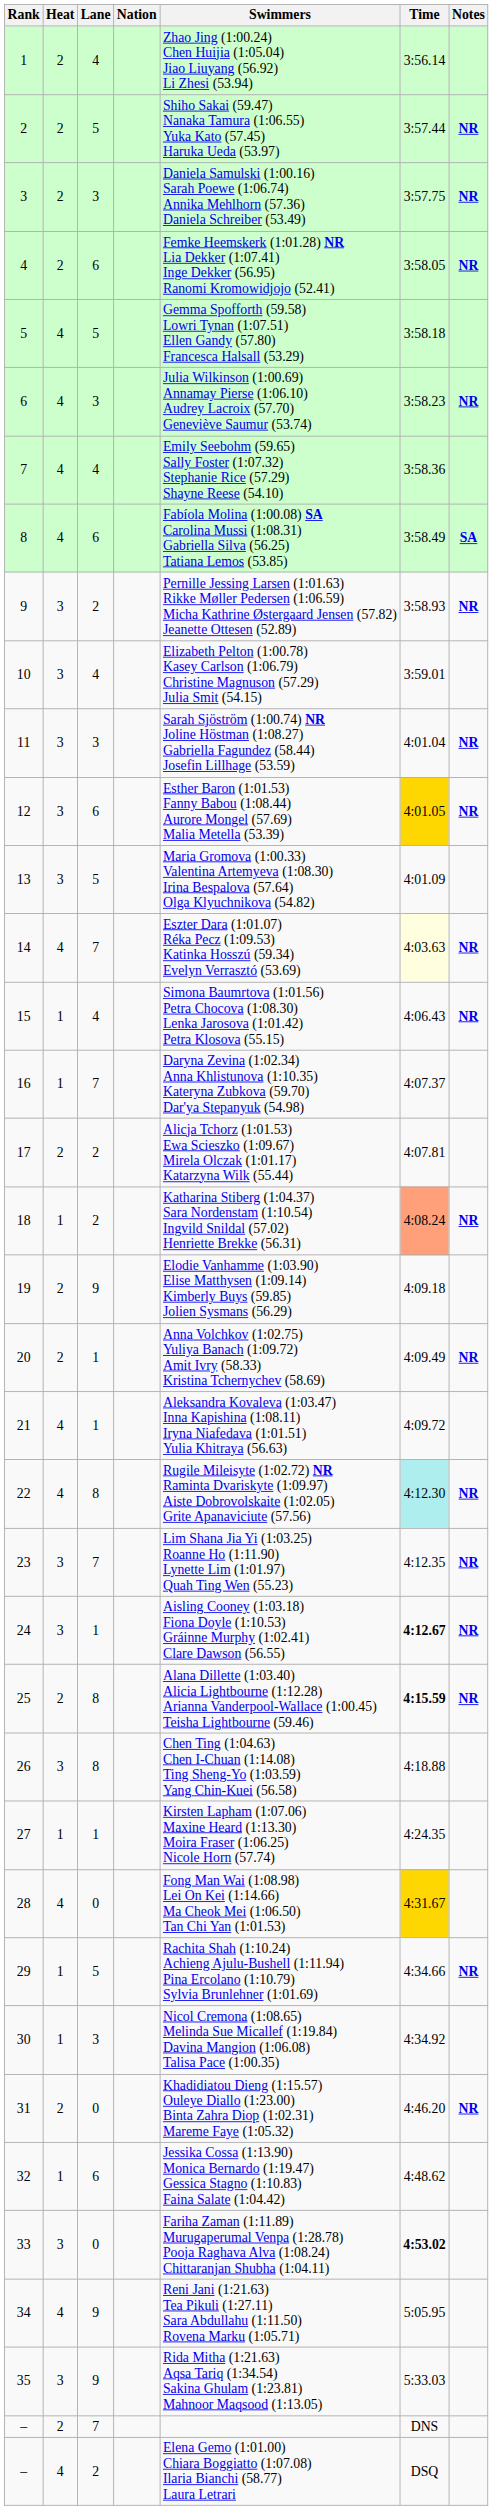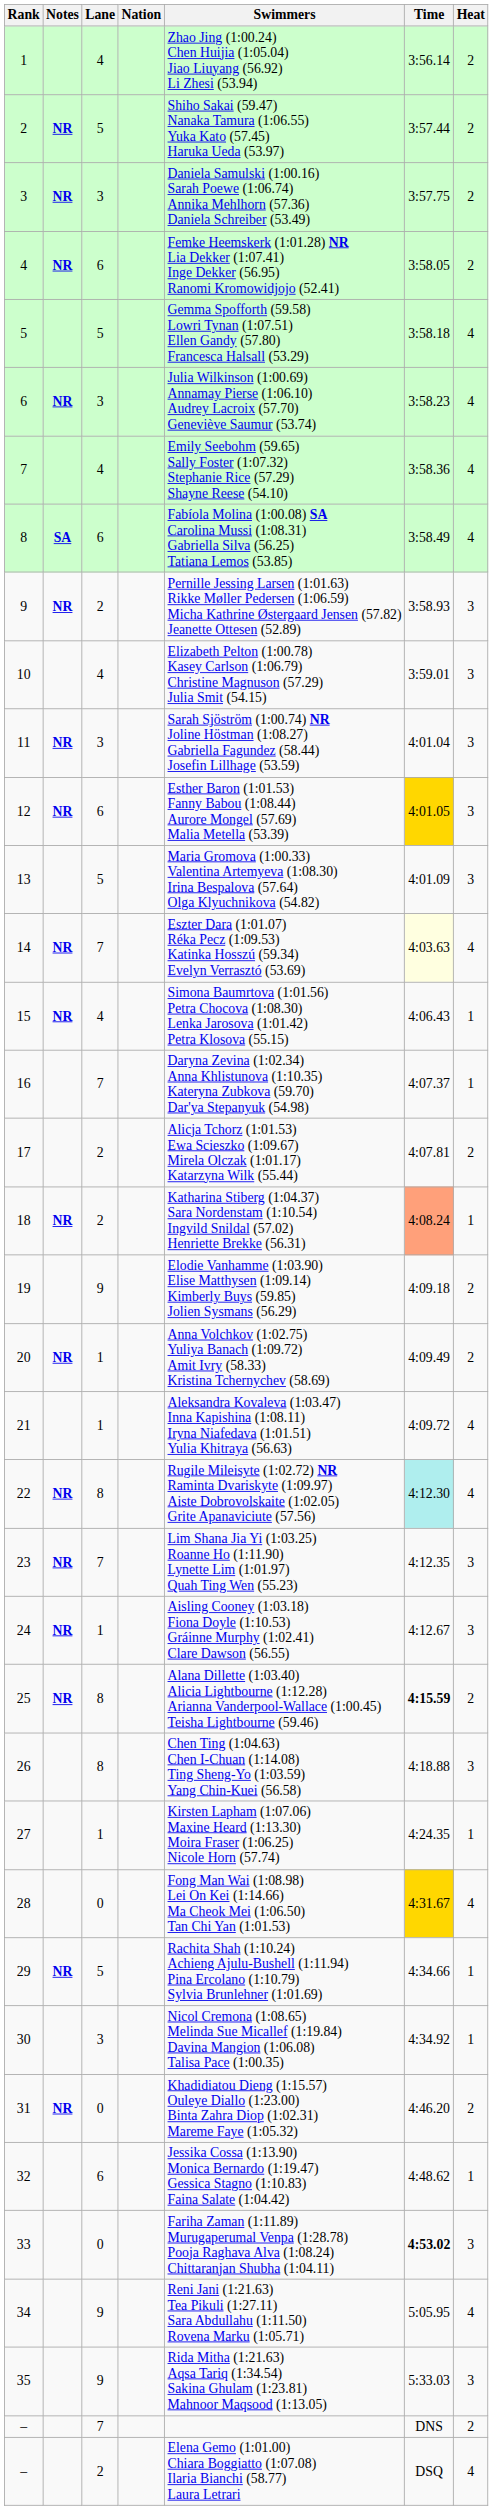columns swapped: (60, 15) <-> (468, 15)
(424, 1630) bold -> (429, 1630) normal
